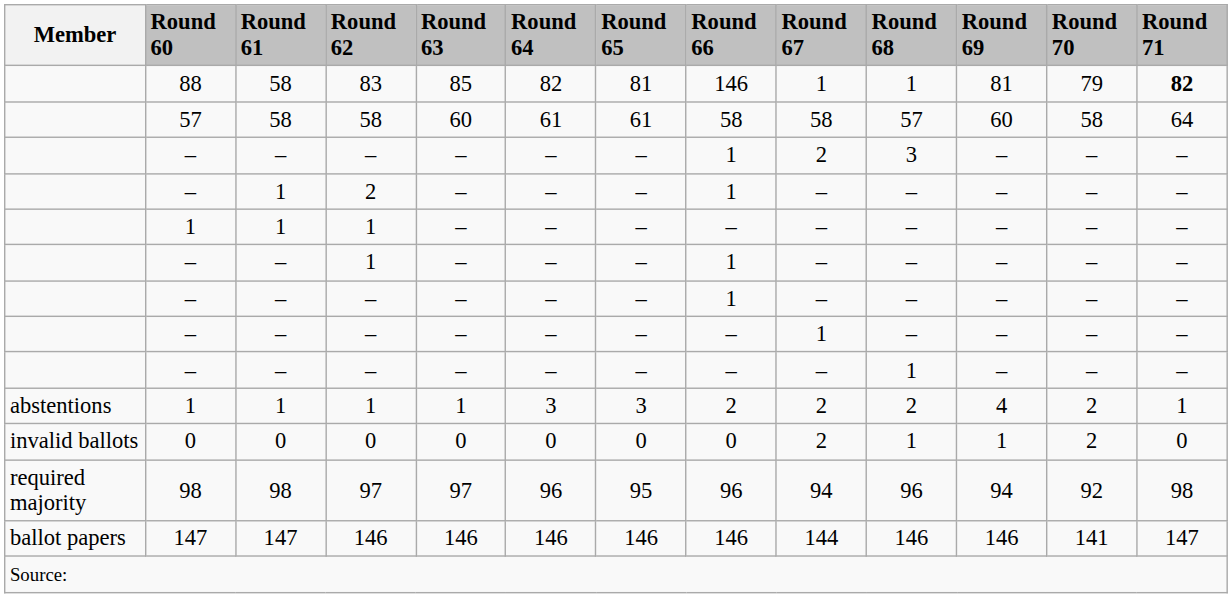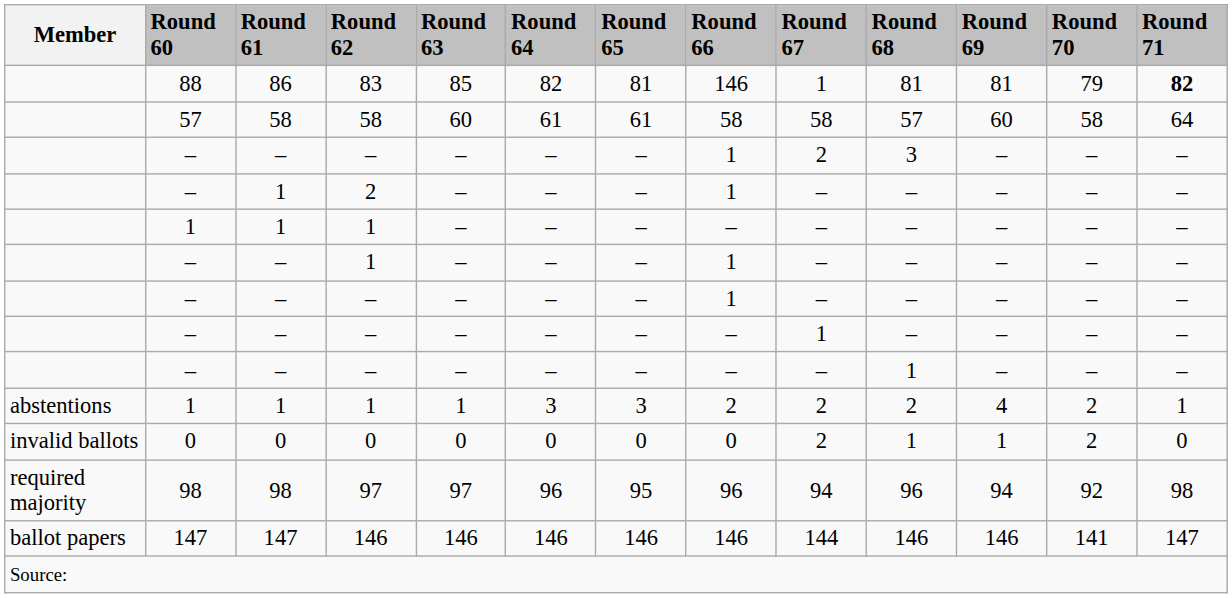(281, 83) 58 -> (281, 83) 86
(911, 83) 1 -> (911, 83) 81
